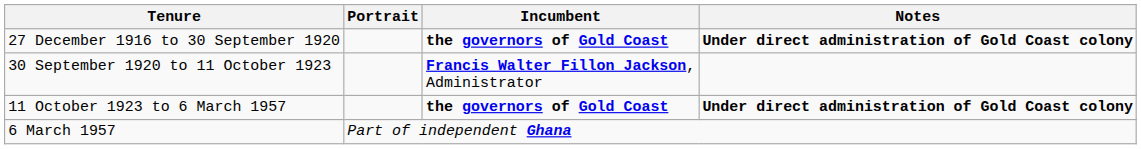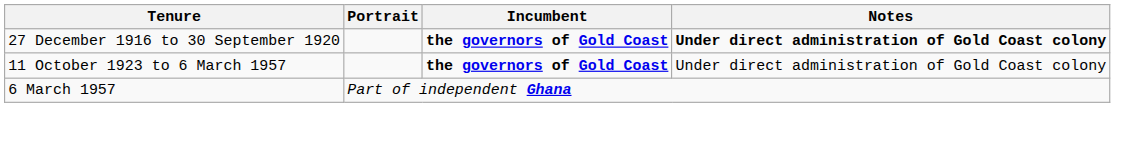- row: (170, 65)
(918, 107) bold -> (891, 65) normal
